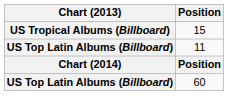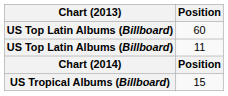rows swapped: (200, 82) <-> (200, 30)
